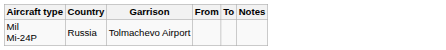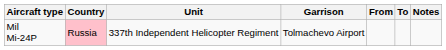+ column: (194, 12)
(82, 32) no background -> (82, 32) pink background
